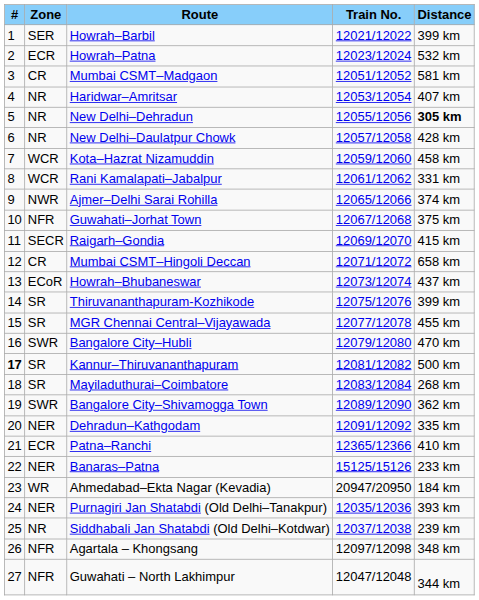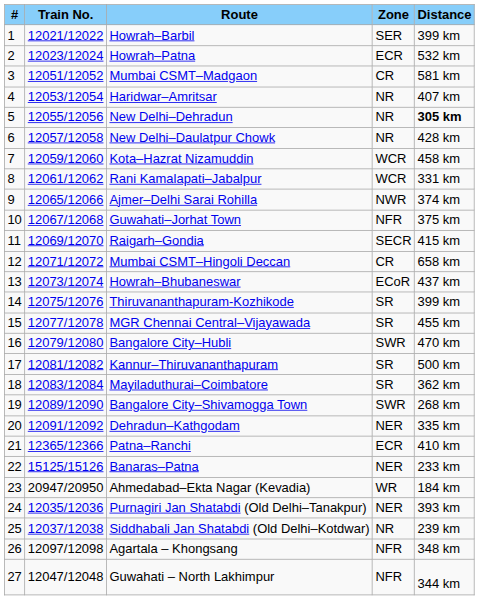columns swapped: (374, 14) <-> (46, 14)
(15, 364) bold -> (15, 364) normal
(439, 384) 268 km -> (439, 384) 362 km
(439, 405) 362 km -> (439, 405) 268 km
